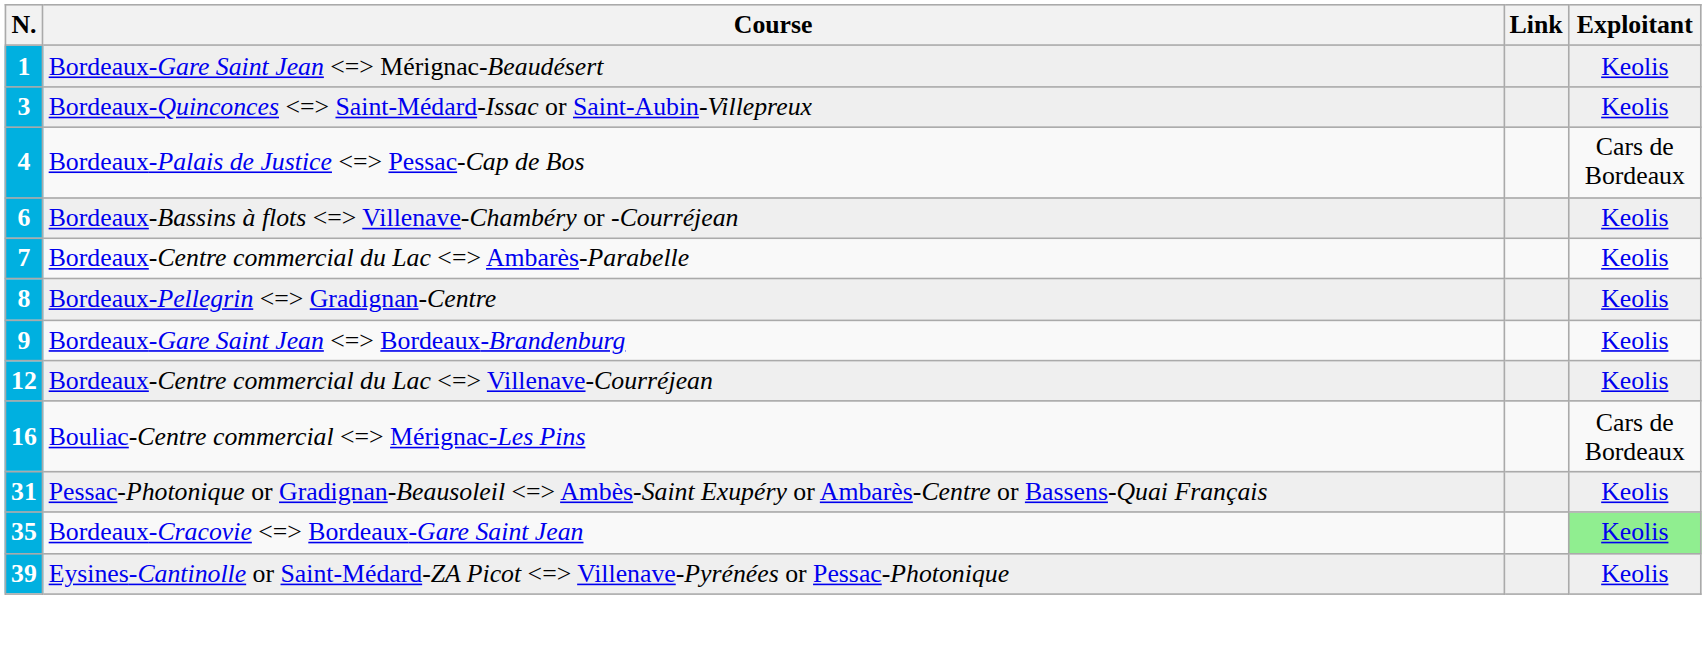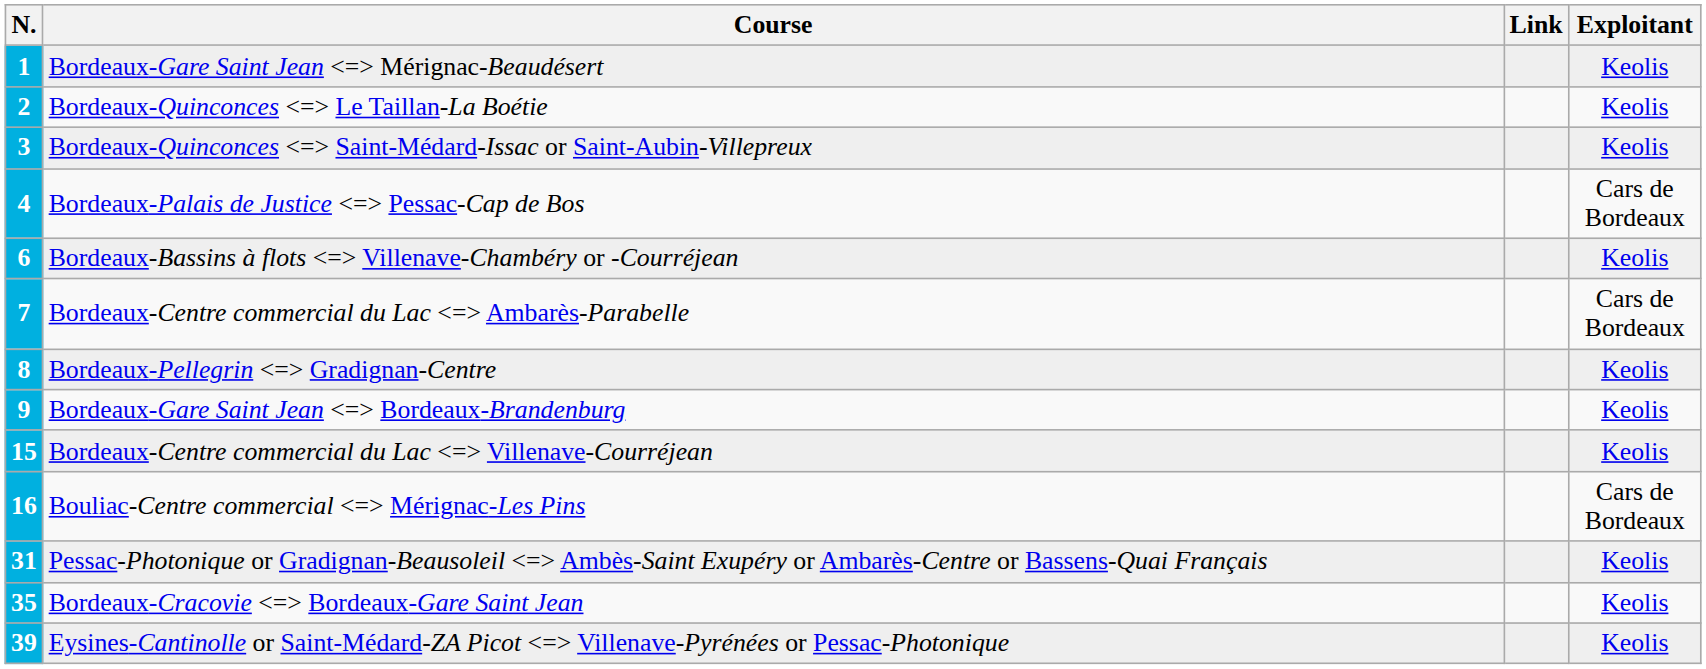+ row: (298, 106)
(1635, 258) Keolis -> (1635, 313) Cars de Bordeaux
(24, 380) 12 -> (24, 450) 15
(1635, 532) lightgreen background -> (1635, 602) no background
